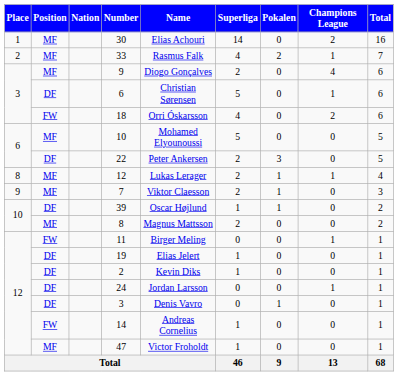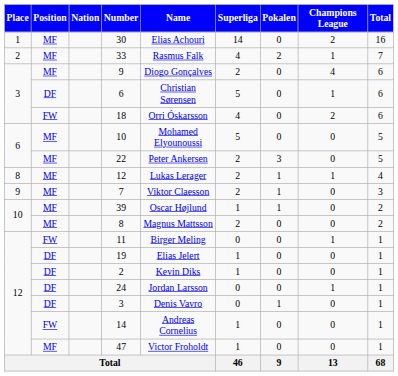(50, 159) DF -> (50, 159) MF
(50, 207) DF -> (50, 207) MF
